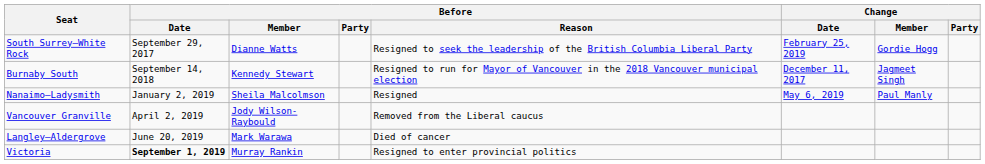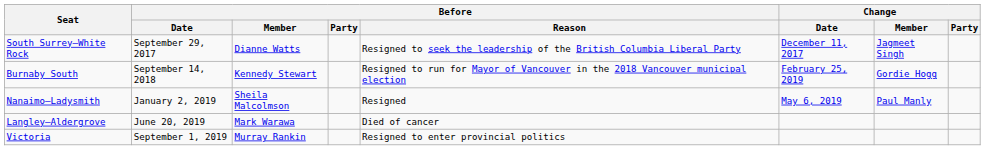(816, 48) February 25, 2019 -> (814, 48) December 11, 2017
(908, 48) Gordie Hogg -> (896, 48) Jagmeet Singh
(816, 74) December 11, 2017 -> (814, 74) February 25, 2019
(897, 74) Jagmeet Singh -> (907, 74) Gordie Hogg
- row: (59, 116)
(179, 152) bold -> (180, 136) normal
